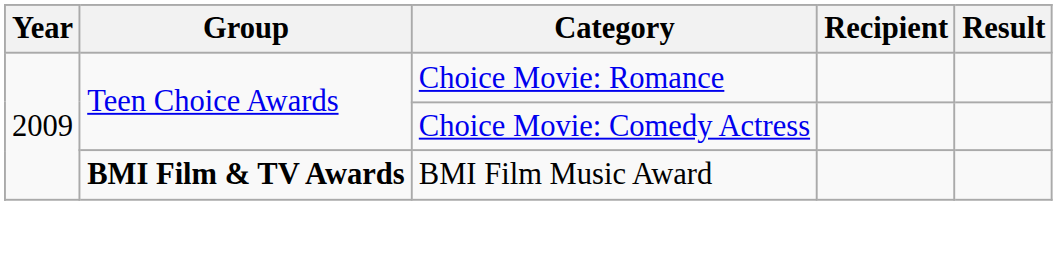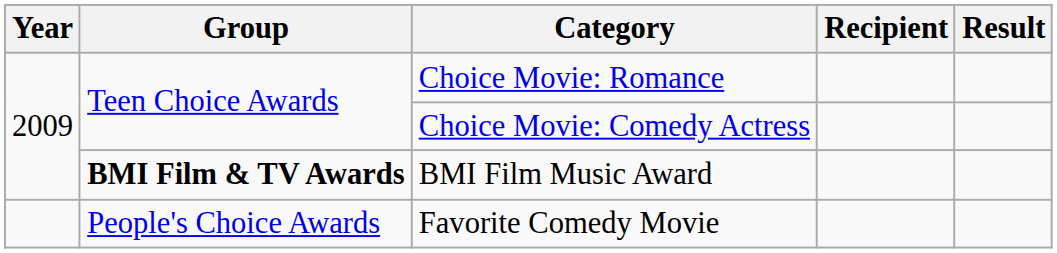+ row: (569, 222)
